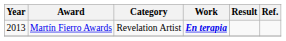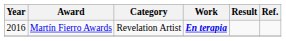(16, 28) 2013 -> (16, 28) 2016
